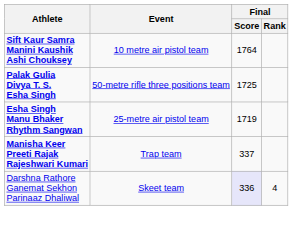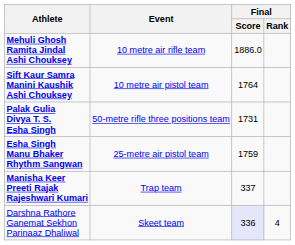+ row: (39, 51)
(247, 85) 1725 -> (248, 120) 1731
(247, 120) 1719 -> (248, 154) 1759
